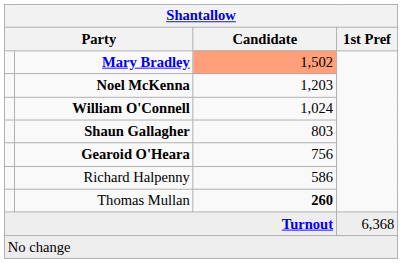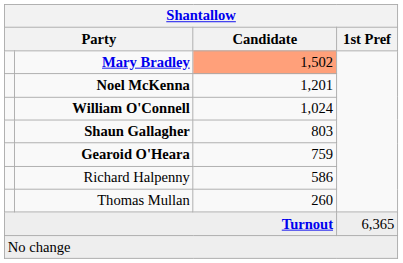(317, 85) 1,203 -> (317, 85) 1,201
(322, 154) 756 -> (322, 154) 759
(322, 200) bold -> (322, 200) normal
(378, 223) 6,368 -> (378, 223) 6,365
